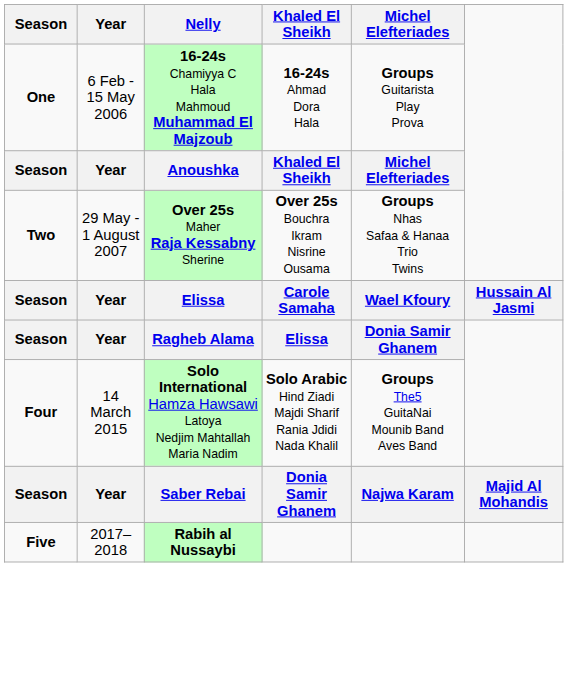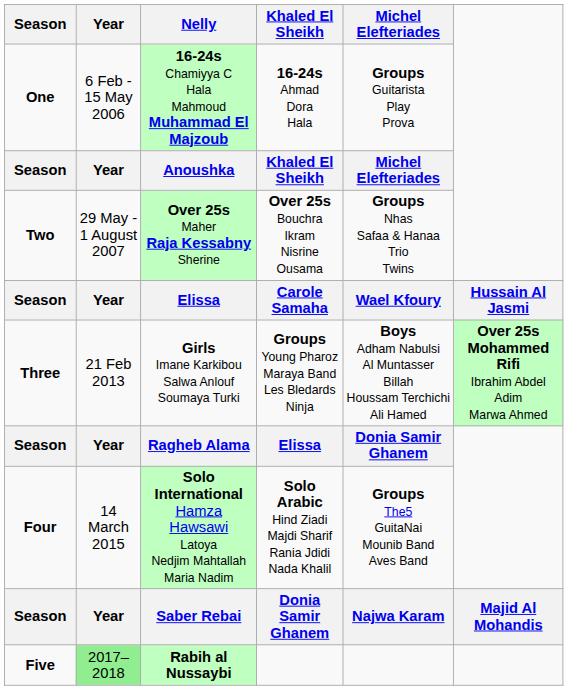+ row: (40, 373)
(111, 542) no background -> (108, 665) lightgreen background
